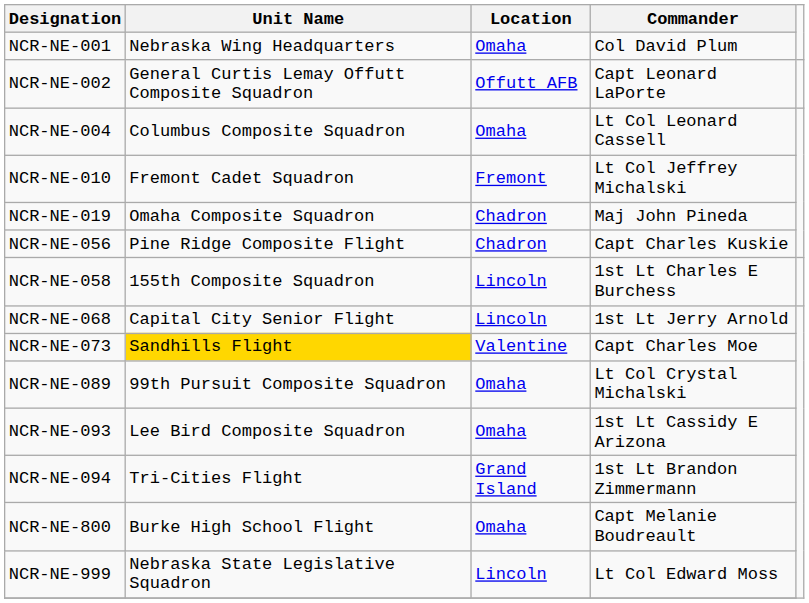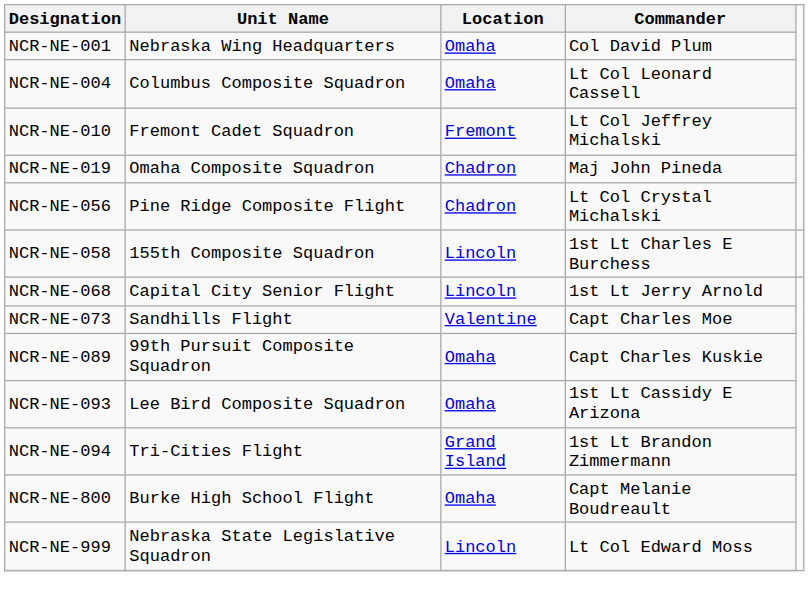- row: (60, 84)
(691, 244) Capt Charles Kuskie -> (640, 206) Lt Col Crystal Michalski
(211, 347) gold background -> (211, 319) no background
(666, 385) Lt Col Crystal Michalski -> (666, 357) Capt Charles Kuskie
